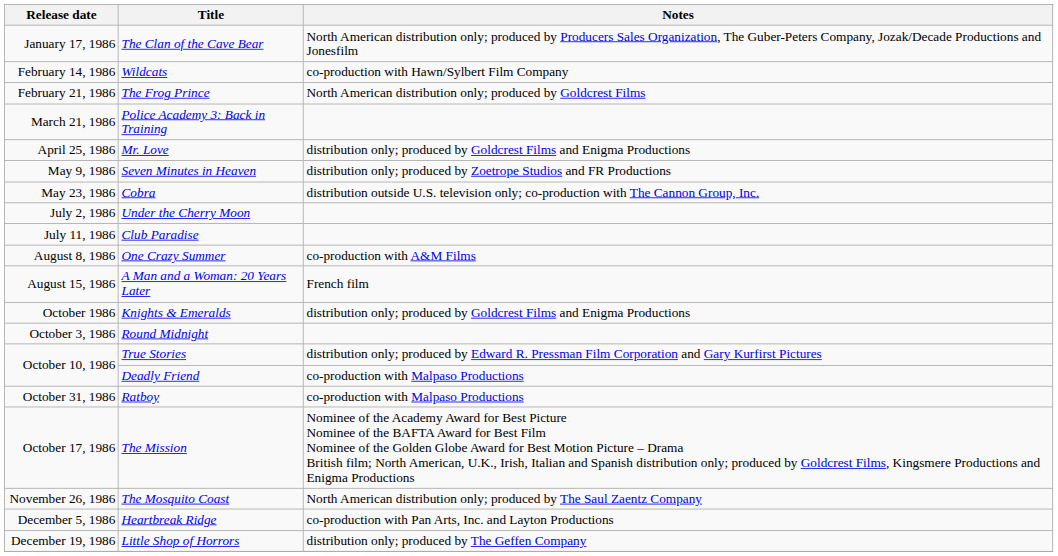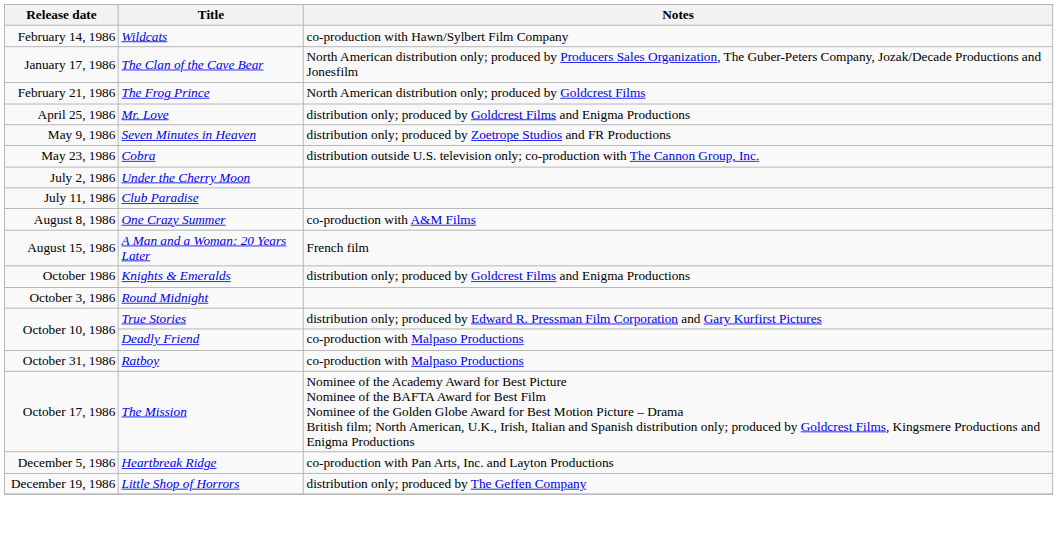rows swapped: (193, 43) <-> (144, 72)
- row: (193, 121)
- row: (175, 498)
